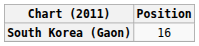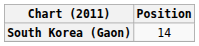(164, 32) 16 -> (164, 32) 14
